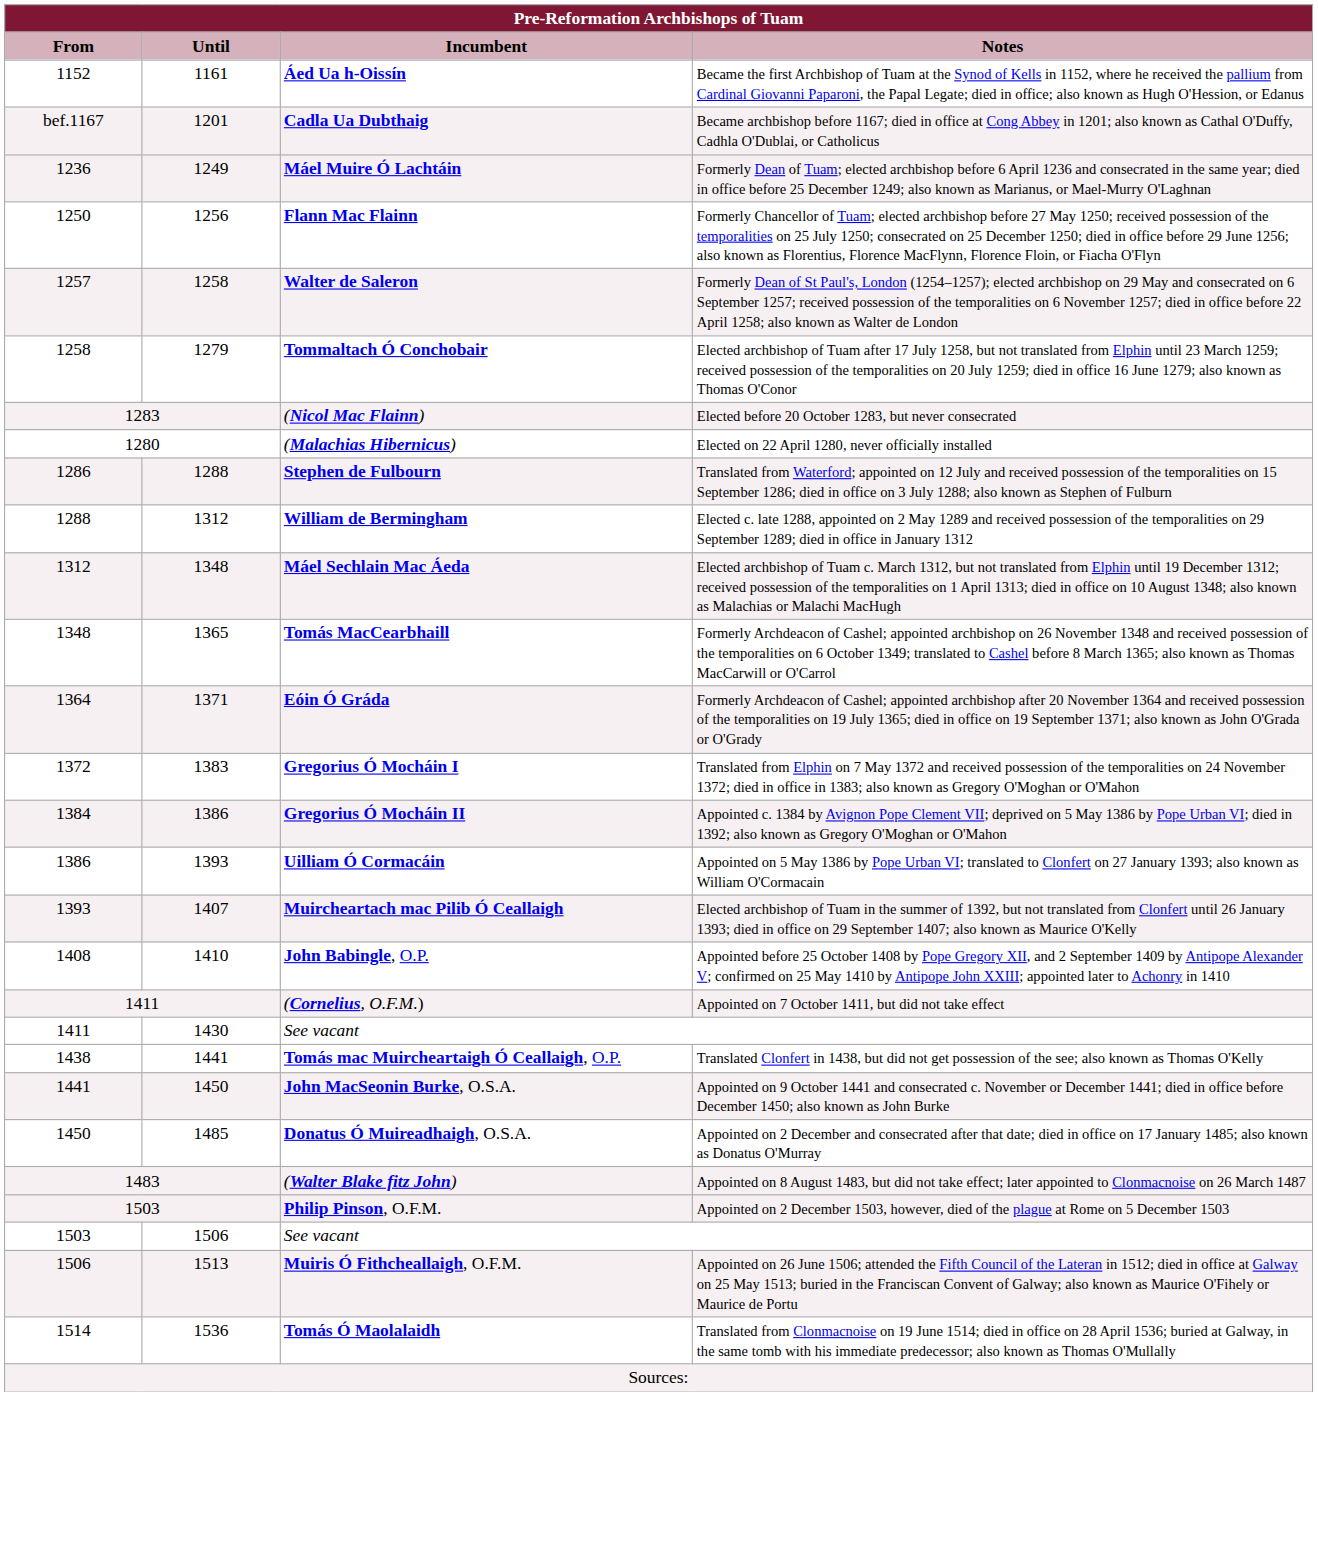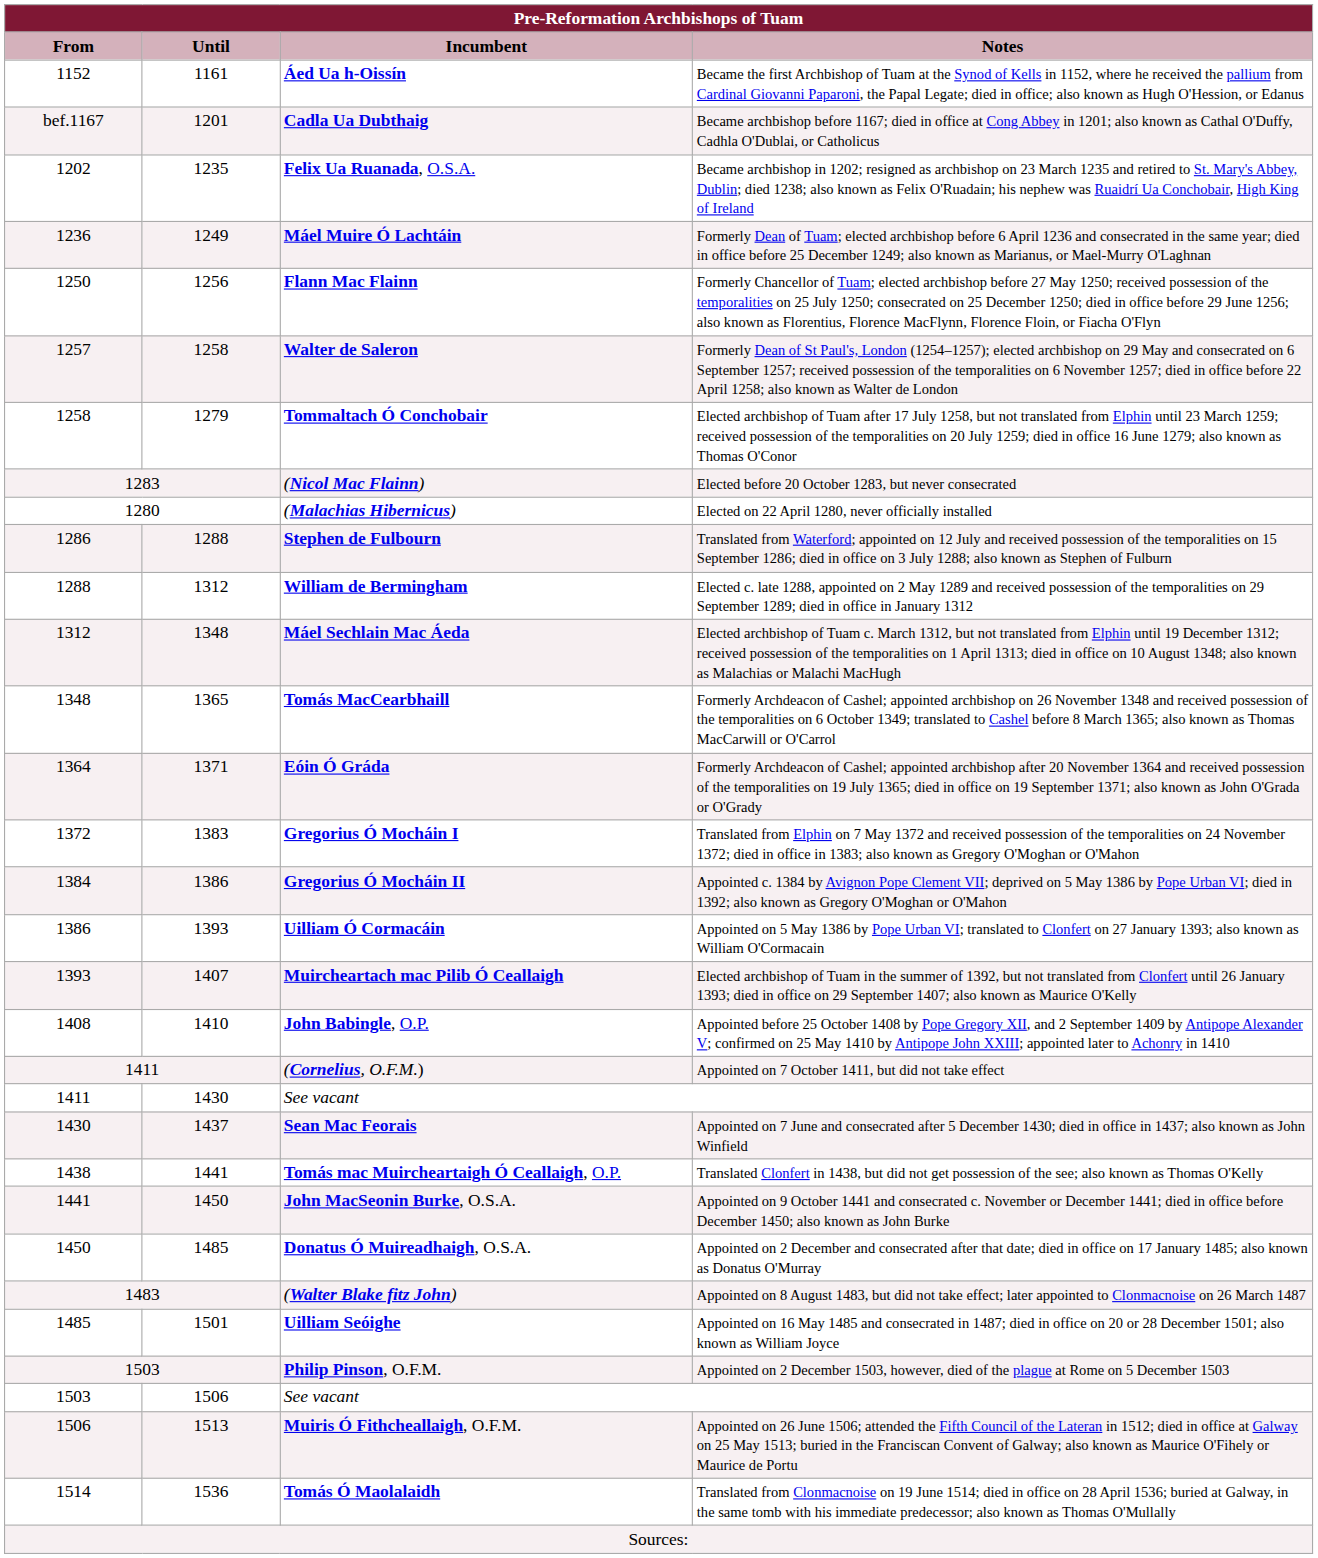+ row: (211, 168)
+ row: (211, 1125)
+ row: (211, 1322)
